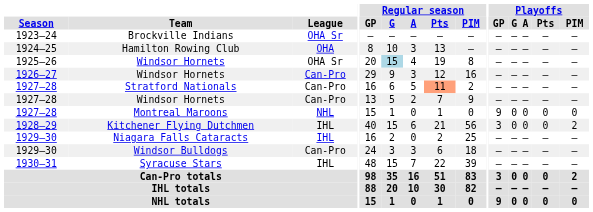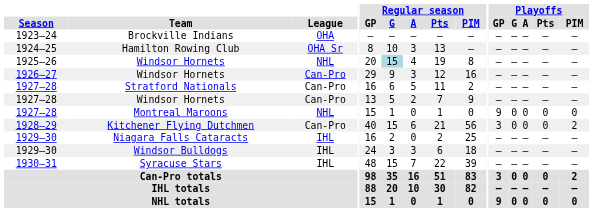(325, 36) OHA Sr -> (325, 36) OHA
(325, 49) OHA -> (325, 49) OHA Sr
(325, 61) OHA Sr -> (325, 61) NHL
(440, 87) lightsalmon background -> (440, 87) no background
(325, 125) IHL -> (325, 125) Can-Pro
(325, 151) Can-Pro -> (325, 151) IHL
